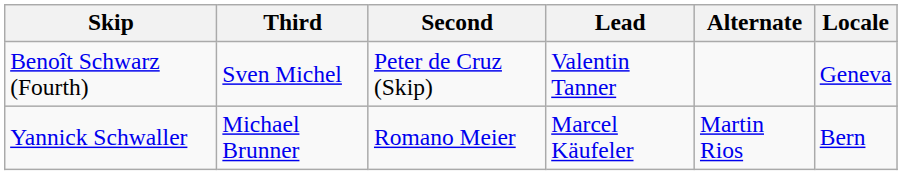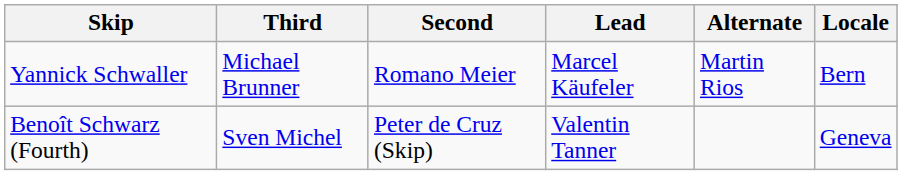rows swapped: (85, 73) <-> (99, 137)
